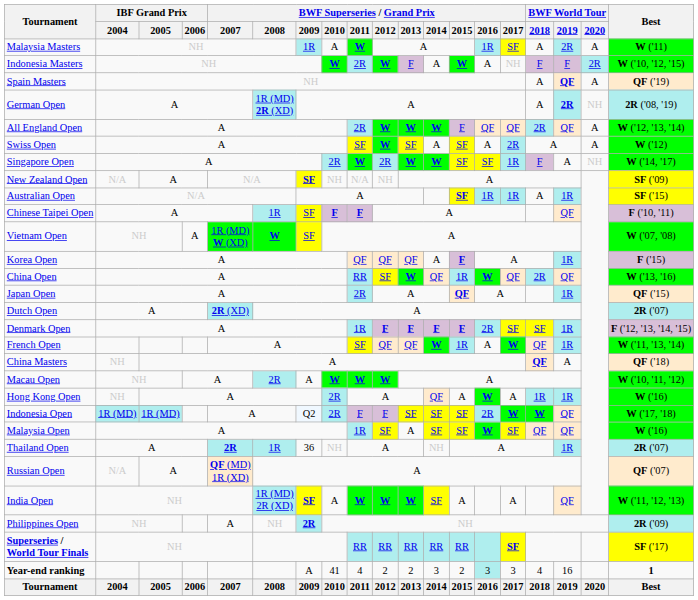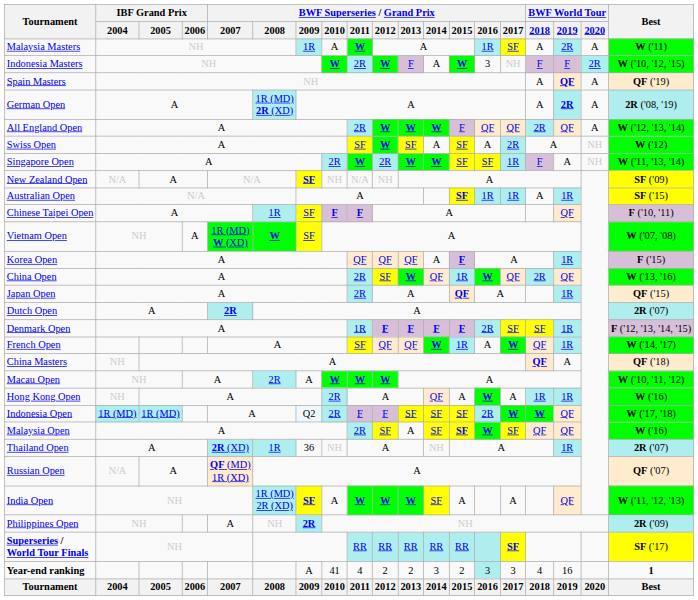(488, 64) A -> (488, 64) 3
(595, 105) NH -> (595, 105) A
(595, 145) A -> (595, 145) NH
(651, 162) W ('14, '17) -> (651, 162) W ('11, '13, '14)
(360, 277) RR -> (360, 277) 2R
(230, 311) 2R (XD) -> (230, 311) 2R
(651, 345) W ('11, '13, '14) -> (651, 345) W ('14, '17)
(360, 431) 1R -> (360, 431) 2R
(462, 431) normal -> (462, 431) bold
(230, 448) 2R -> (230, 448) 2R (XD)
